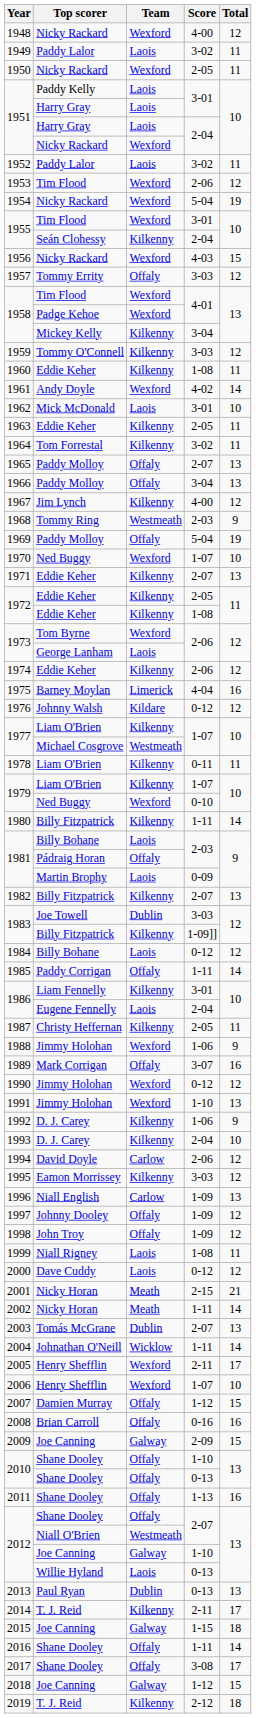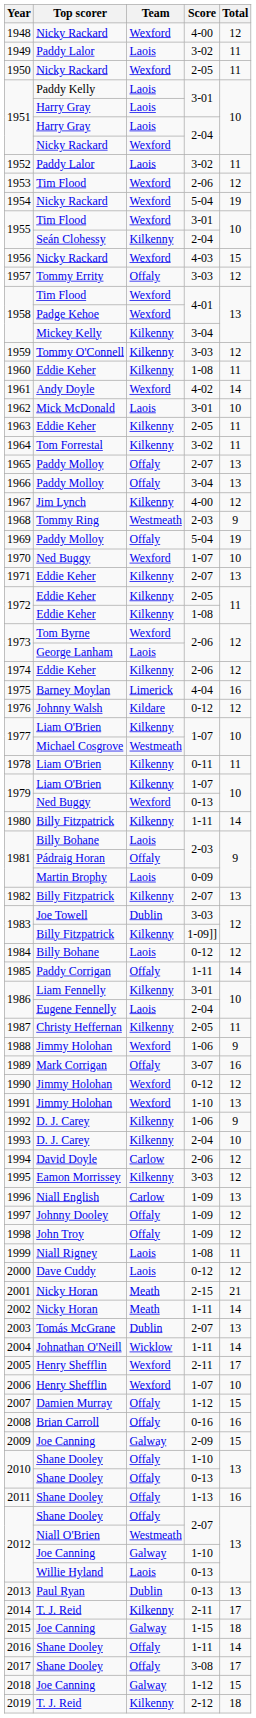(202, 802) 0-10 -> (202, 802) 0-13
